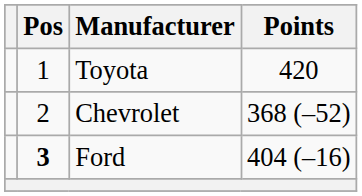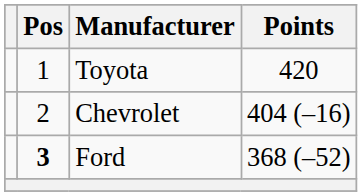(299, 113) 368 (–52) -> (299, 113) 404 (–16)
(299, 157) 404 (–16) -> (299, 157) 368 (–52)
